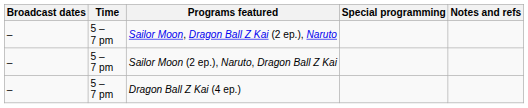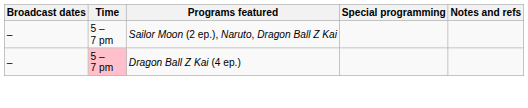- row: (233, 34)
(102, 89) no background -> (102, 62) pink background
